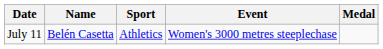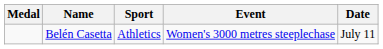columns swapped: (359, 14) <-> (24, 14)
